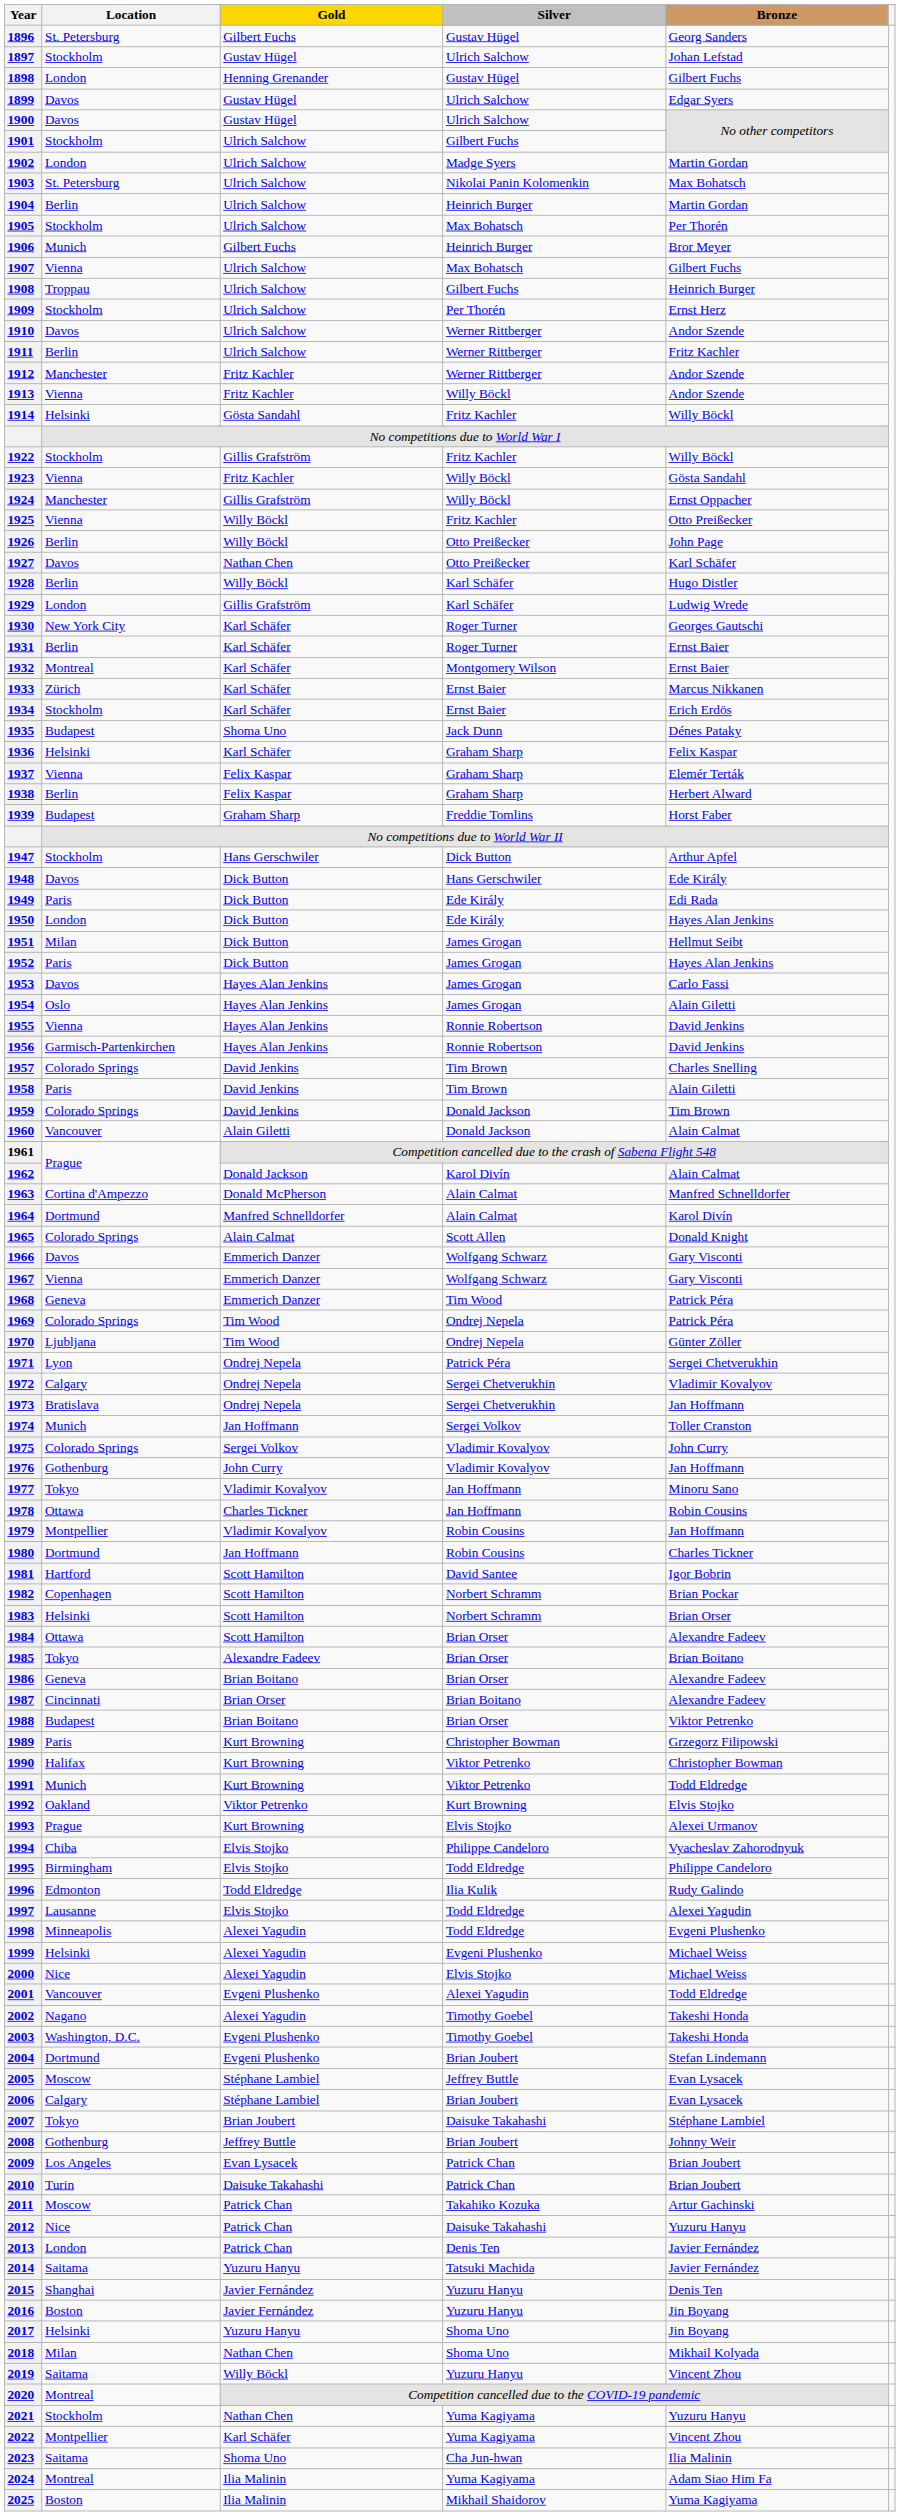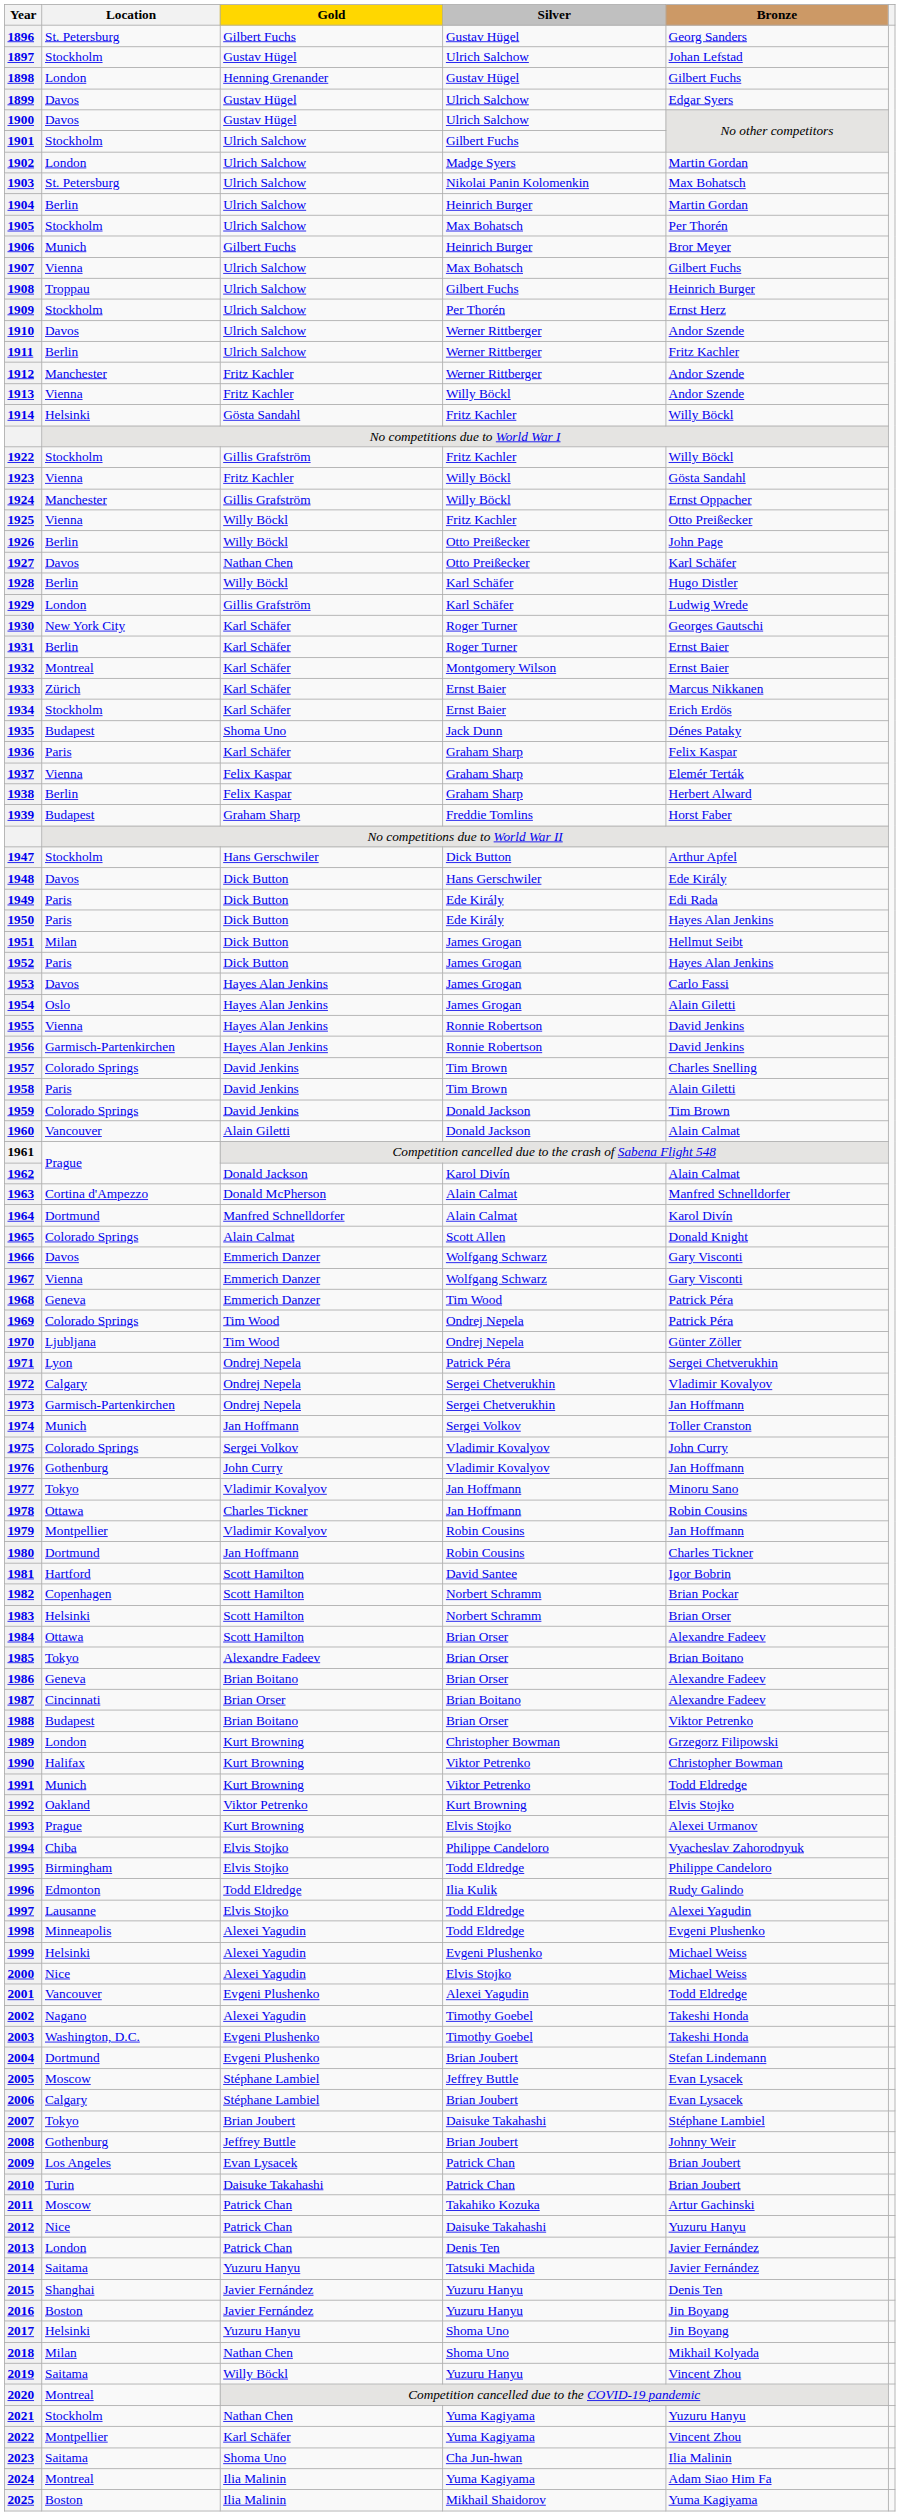(67, 752) Helsinki -> (58, 752) Paris
(66, 920) London -> (58, 920) Paris
(72, 1405) Bratislava -> (110, 1405) Garmisch-Partenkirchen
(58, 1742) Paris -> (66, 1742) London
